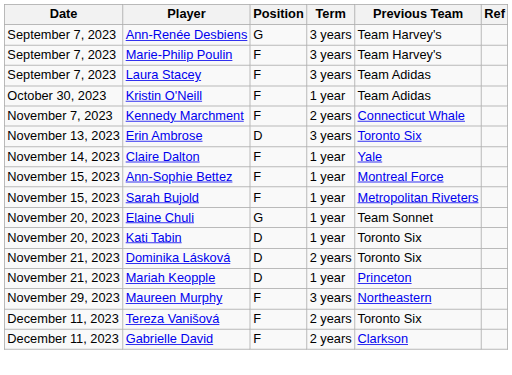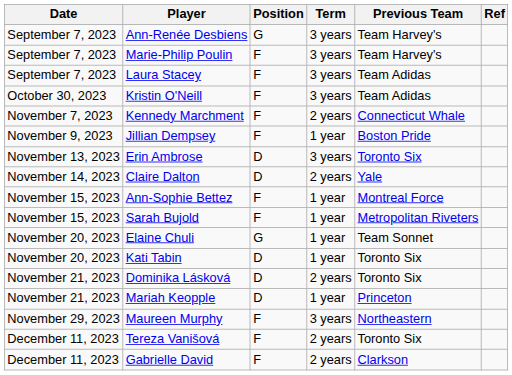(327, 95) 1 year -> (331, 95) 3 years
+ row: (170, 136)
(257, 156) F -> (258, 177) D
(327, 156) 1 year -> (331, 177) 2 years
